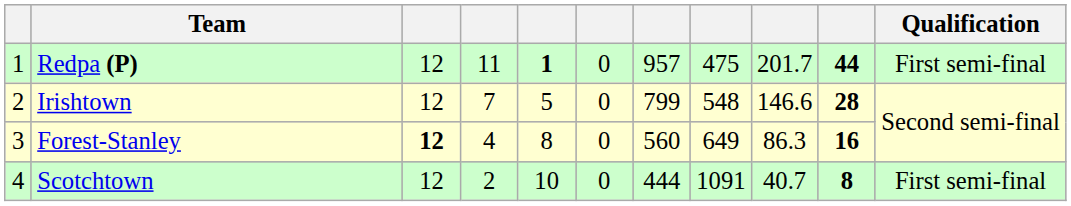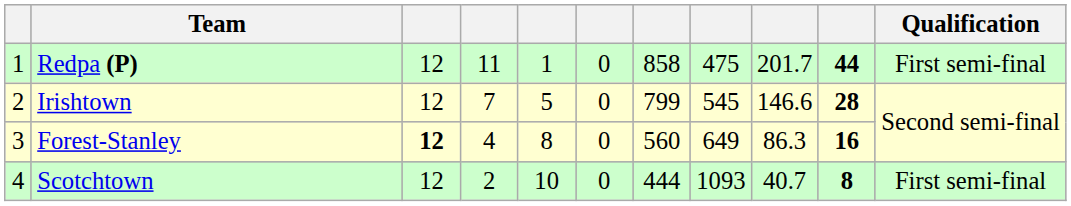(547, 63) bold -> (547, 63) normal
(662, 63) 957 -> (662, 63) 858
(721, 102) 548 -> (721, 102) 545
(721, 180) 1091 -> (721, 180) 1093
